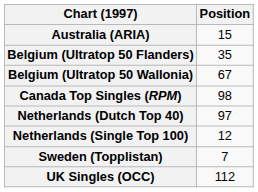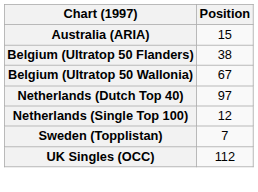(225, 55) 35 -> (225, 55) 38
- row: (101, 95)
